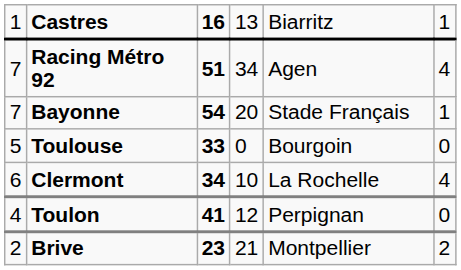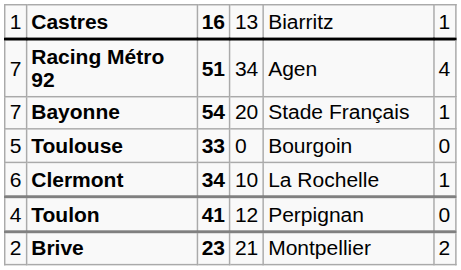(444, 179) 4 -> (444, 179) 1
